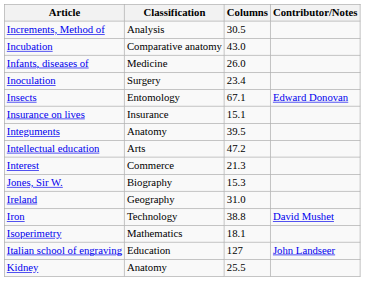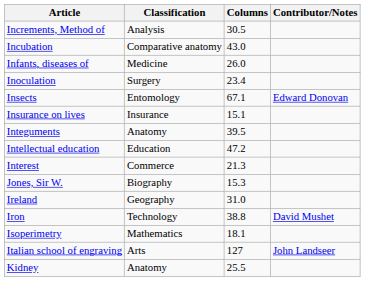(136, 149) Arts -> (149, 149) Education
(149, 251) Education -> (136, 251) Arts
